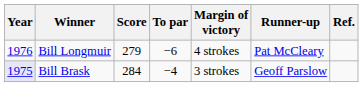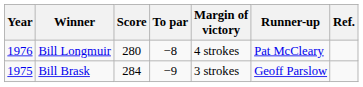(132, 50) 279 -> (132, 50) 280
(170, 50) −6 -> (170, 50) −8
(20, 71) lavender background -> (20, 71) no background
(170, 71) −4 -> (170, 71) −9
